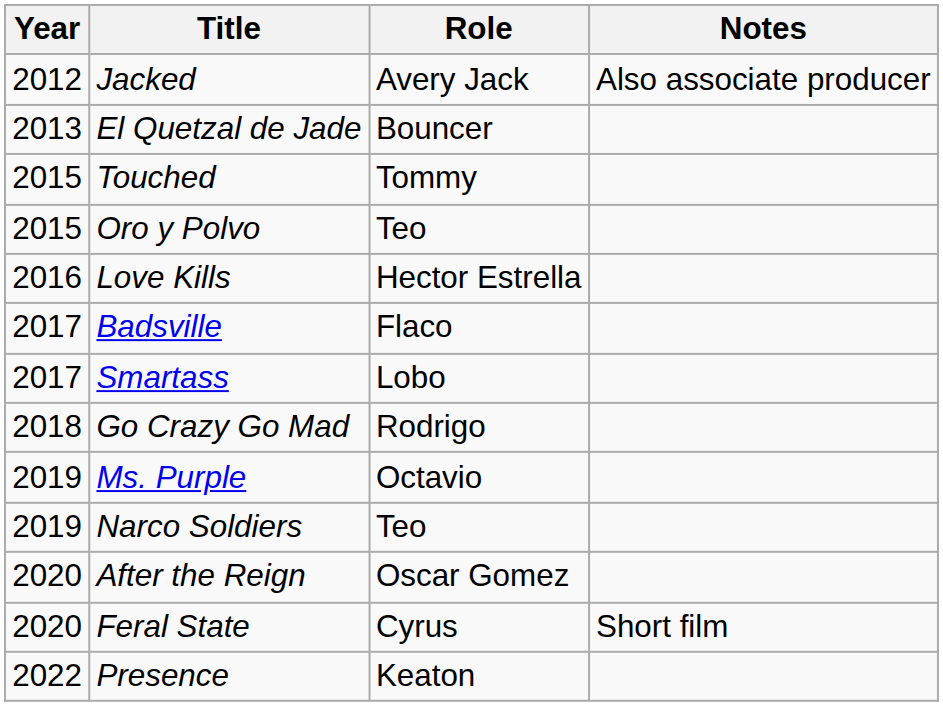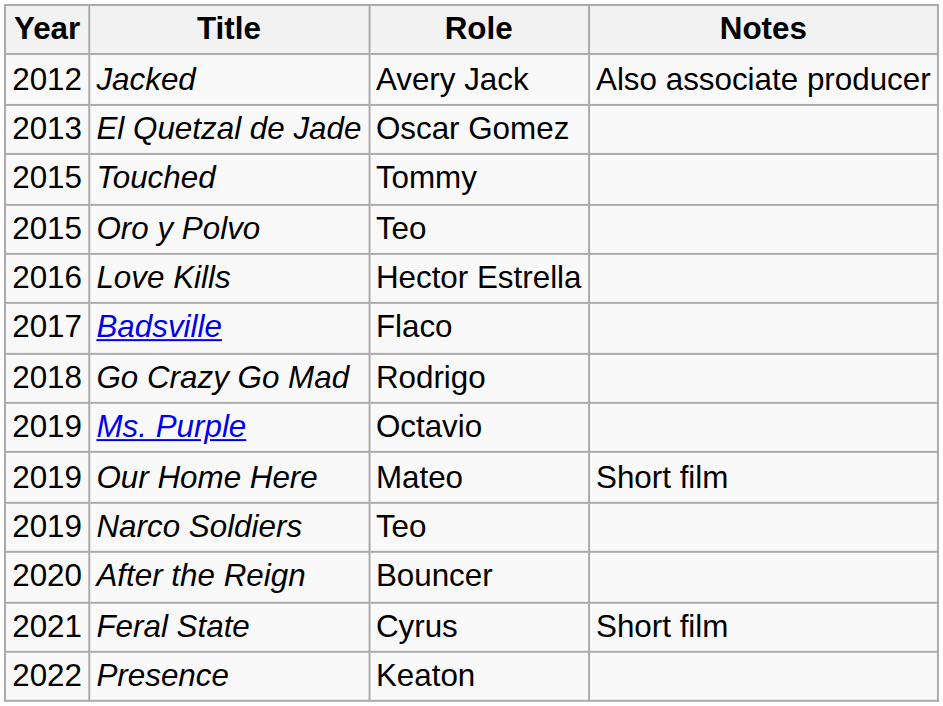(434, 128) Bouncer -> (473, 128) Oscar Gomez
- row: (163, 377)
+ row: (207, 476)
(473, 576) Oscar Gomez -> (434, 576) Bouncer
(47, 626) 2020 -> (47, 626) 2021
